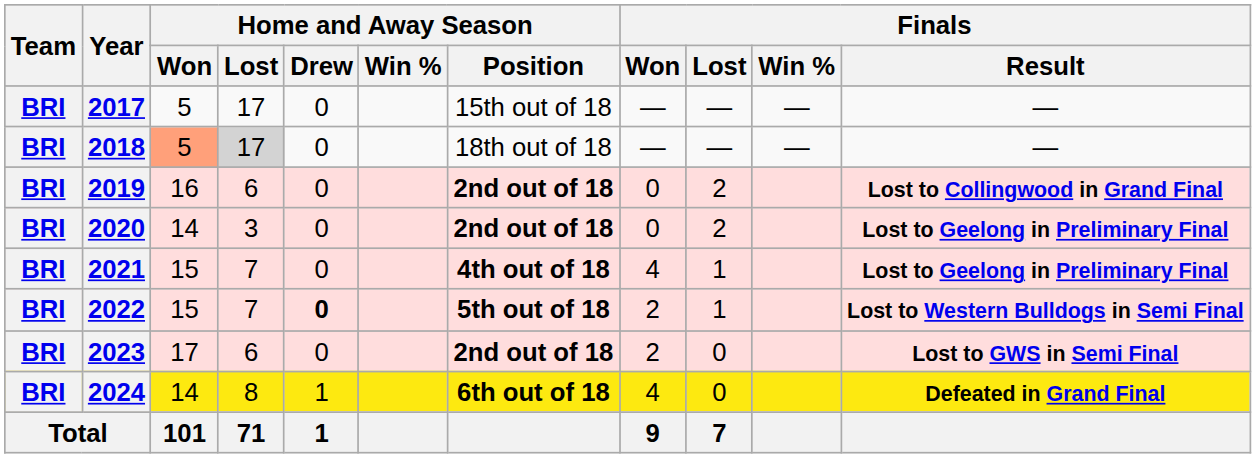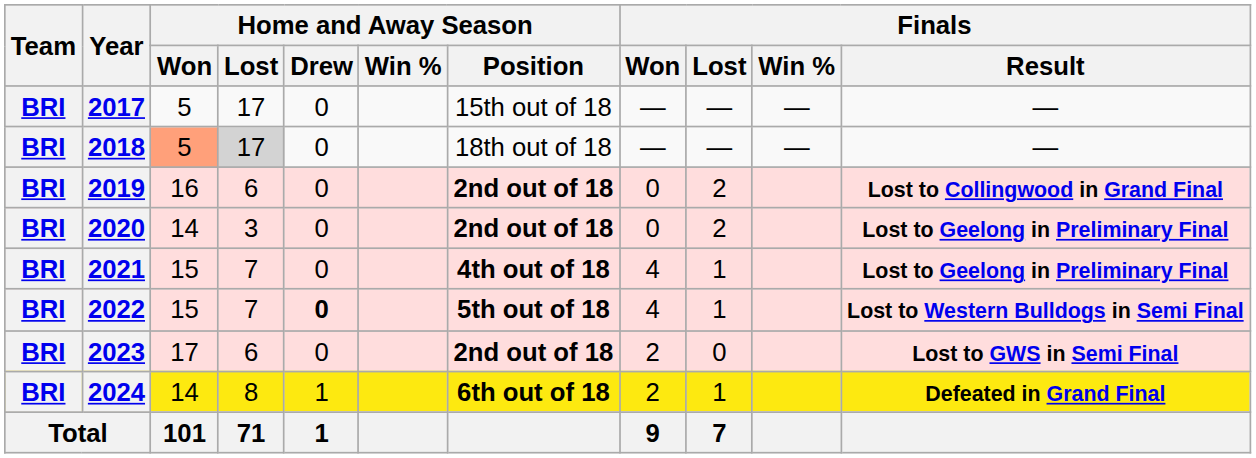(653, 310) 2 -> (653, 310) 4
(653, 391) 4 -> (653, 391) 2
(719, 391) 0 -> (719, 391) 1
